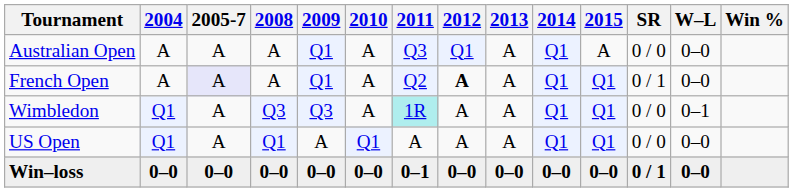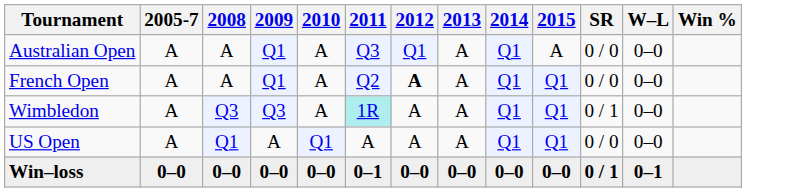- column: (163, 19)
(219, 80) lavender background -> (171, 80) no background
(649, 80) 0 / 1 -> (602, 80) 0 / 0
(649, 111) 0 / 0 -> (602, 111) 0 / 1
(695, 111) 0–1 -> (648, 111) 0–0
(695, 171) 0–0 -> (648, 171) 0–1
